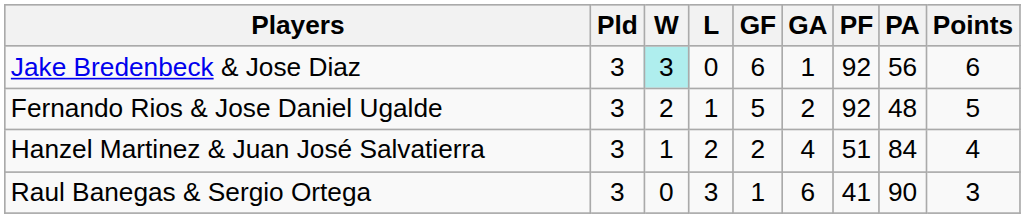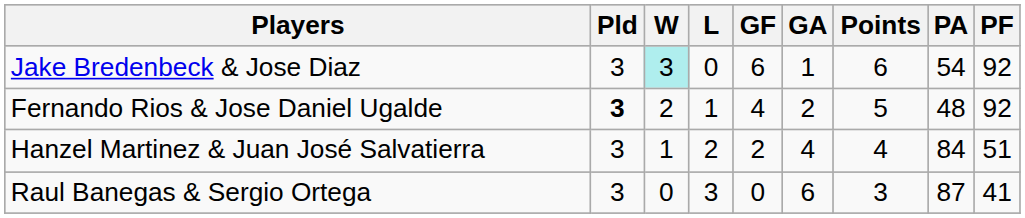columns swapped: (856, 25) <-> (973, 25)
(903, 66) 56 -> (951, 66) 54
(617, 108) normal -> (617, 108) bold
(758, 108) 5 -> (758, 108) 4
(758, 191) 1 -> (758, 191) 0
(903, 191) 90 -> (951, 191) 87
